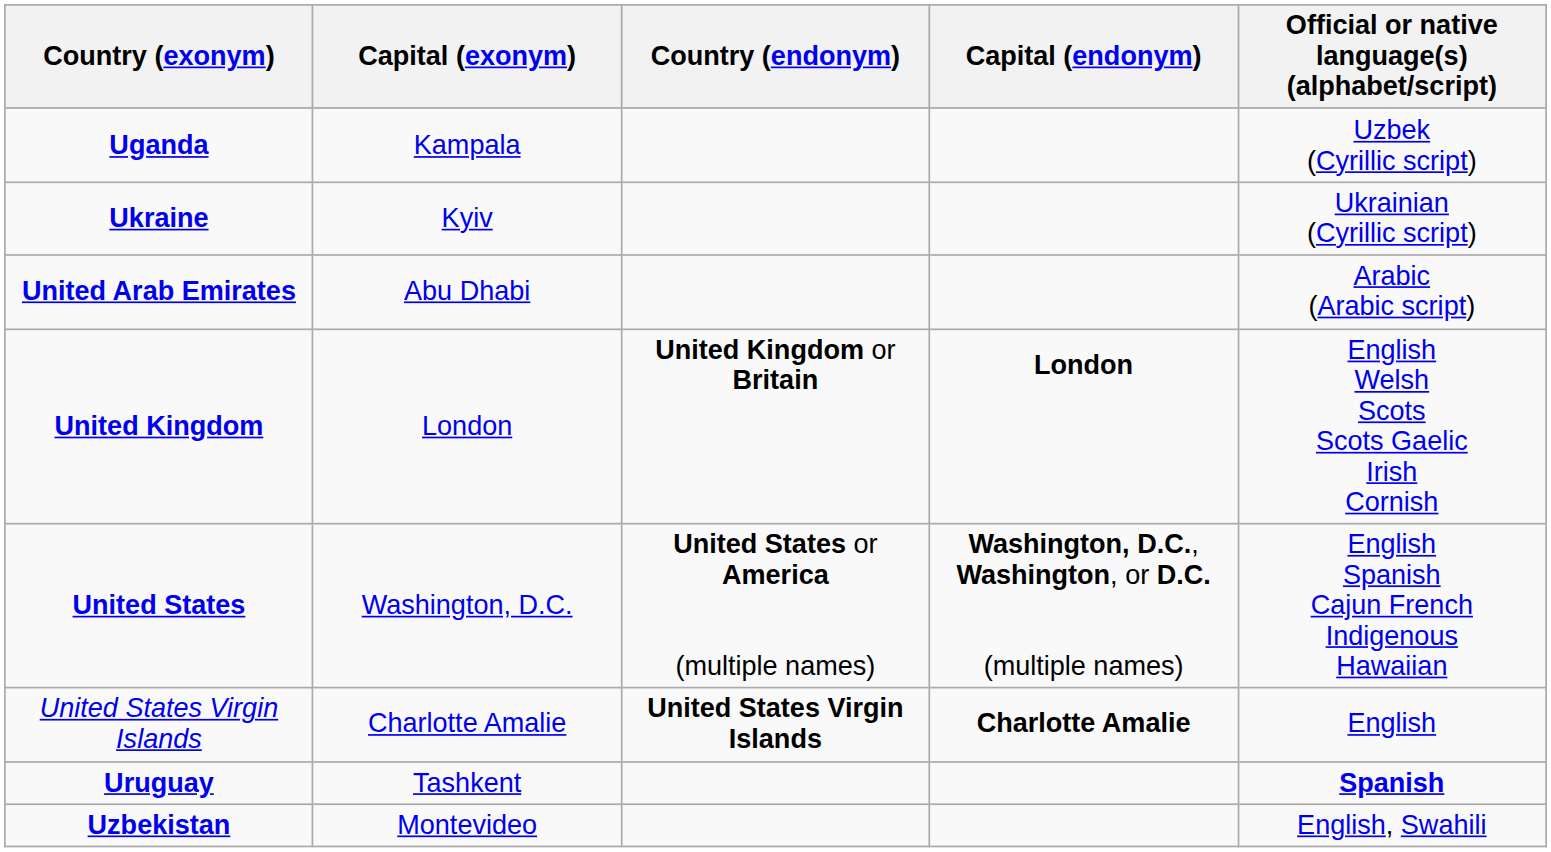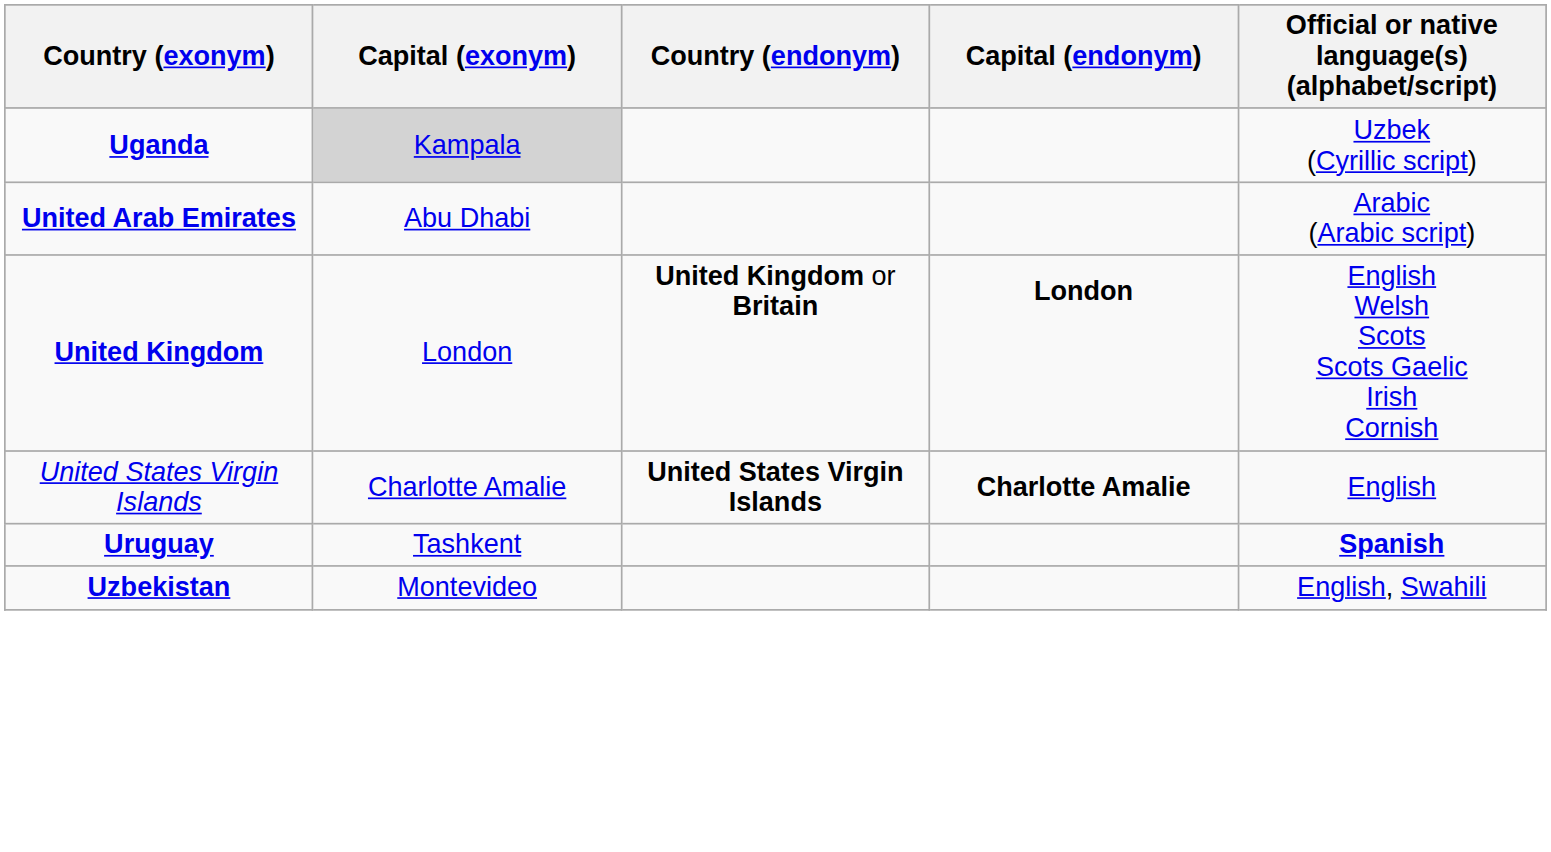(467, 144) no background -> (467, 144) lightgrey background
- row: (159, 218)
- row: (159, 605)
